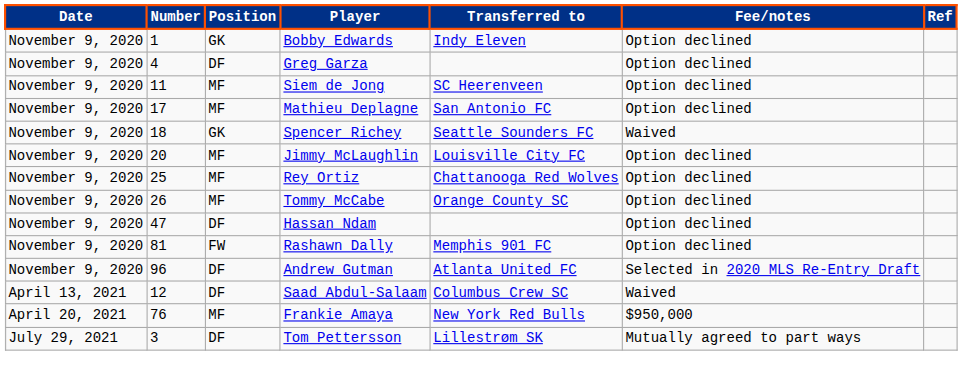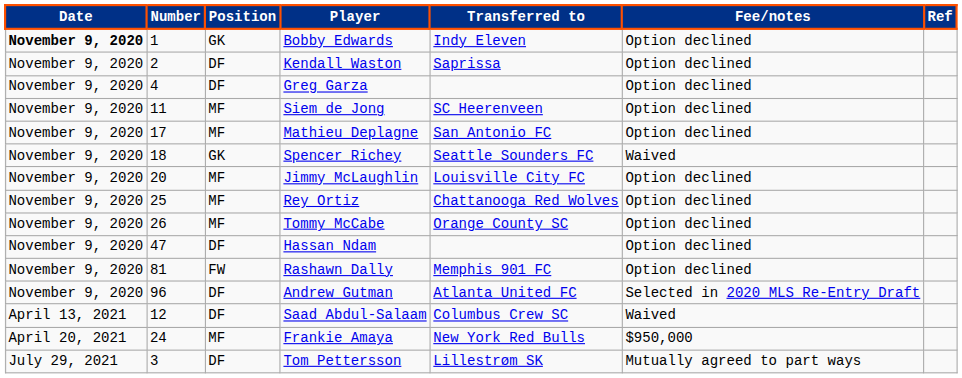(76, 41) normal -> (76, 41) bold
+ row: (342, 64)
(158, 316) 76 -> (158, 338) 24
